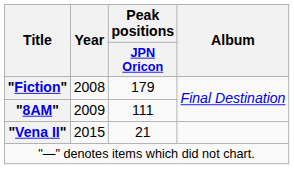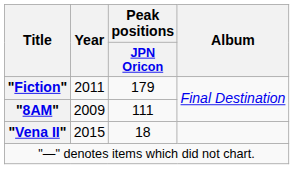(89, 87) 2008 -> (89, 87) 2011
(143, 132) 21 -> (143, 132) 18
